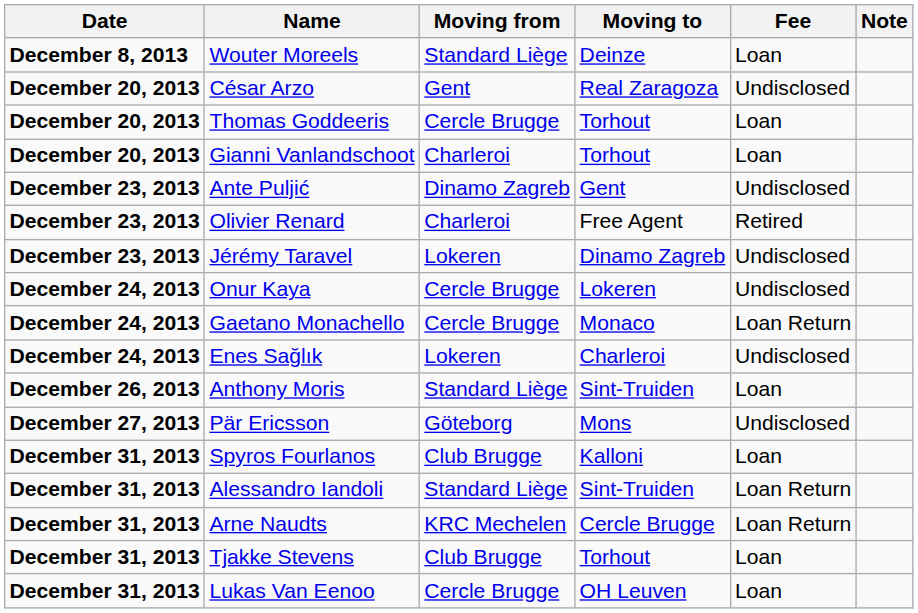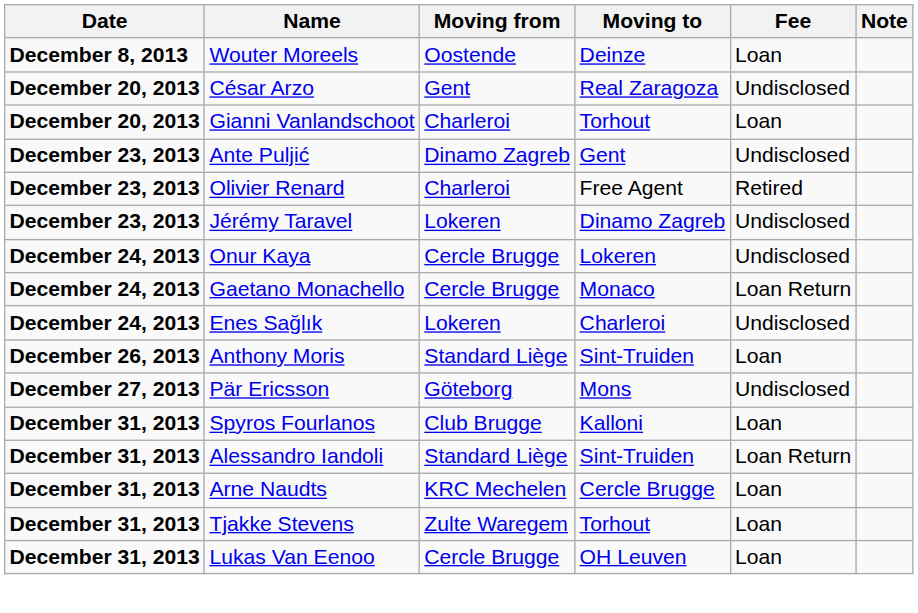(496, 54) Standard Liège -> (470, 54) Oostende
- row: (299, 121)
(793, 523) Loan Return -> (758, 490) Loan
(483, 557) Club Brugge -> (496, 523) Zulte Waregem
